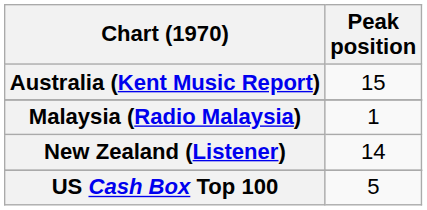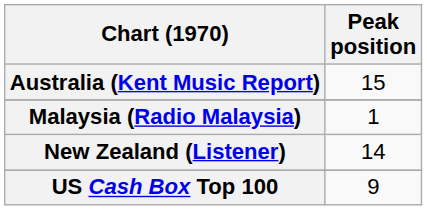(373, 186) 5 -> (373, 186) 9
